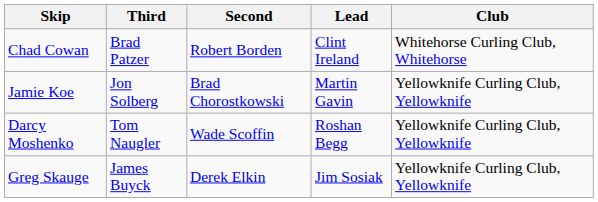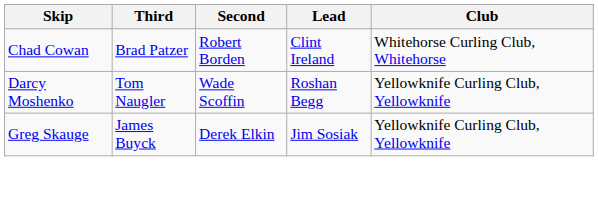- row: (41, 92)
